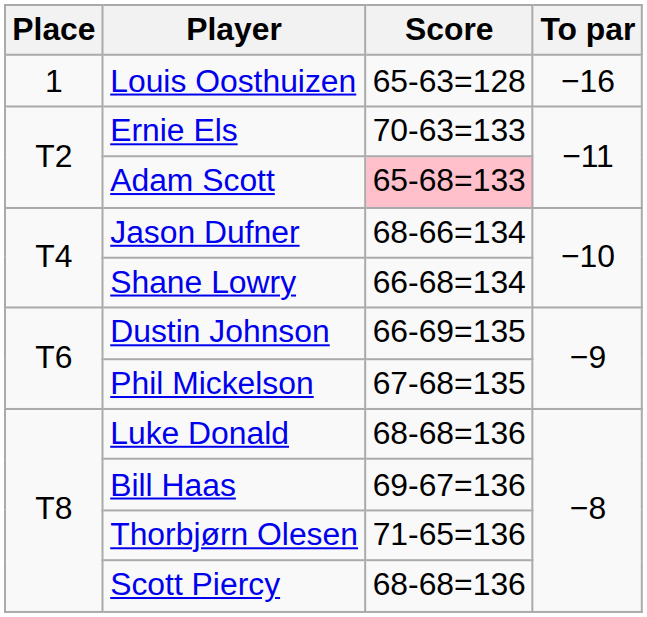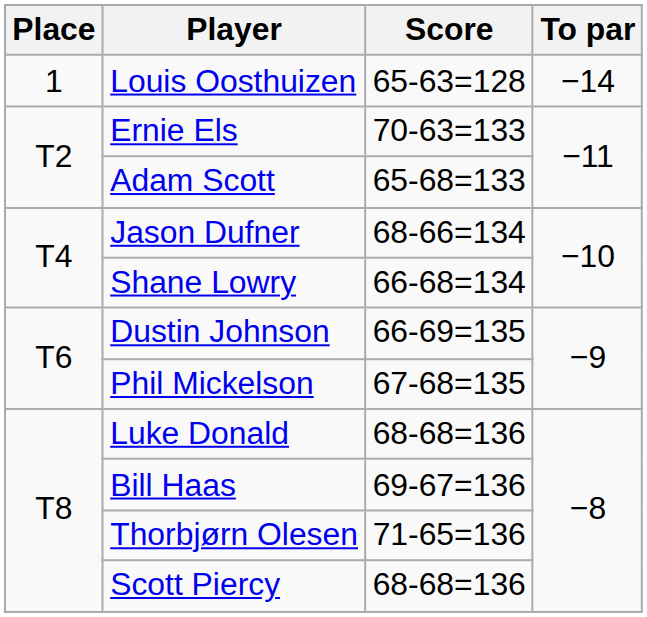(588, 80) −16 -> (588, 80) −14
(449, 181) pink background -> (449, 181) no background
